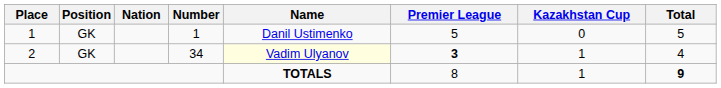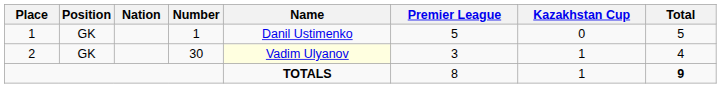(196, 54) 34 -> (196, 54) 30
(454, 54) bold -> (454, 54) normal
